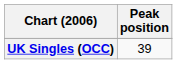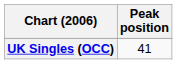(144, 48) 39 -> (144, 48) 41
